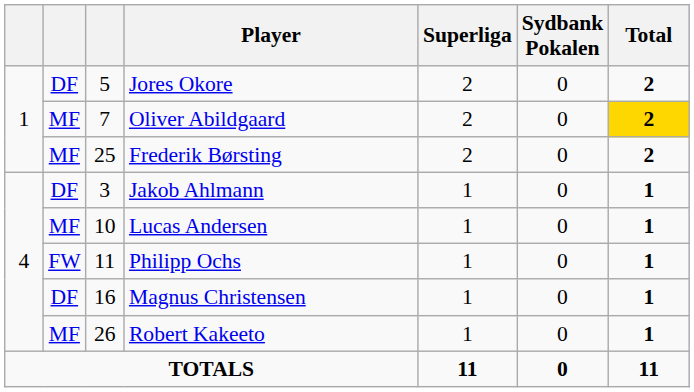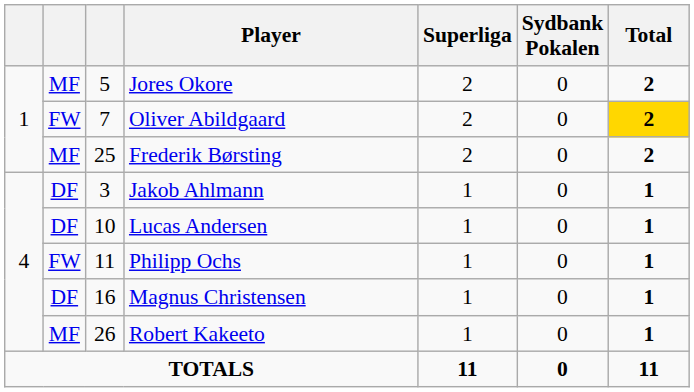(64, 83) DF -> (64, 83) MF
(64, 119) MF -> (64, 119) FW
(64, 225) MF -> (64, 225) DF
